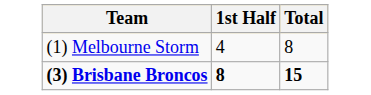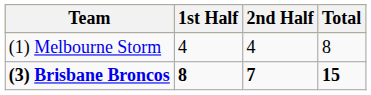+ column: (280, 18)
